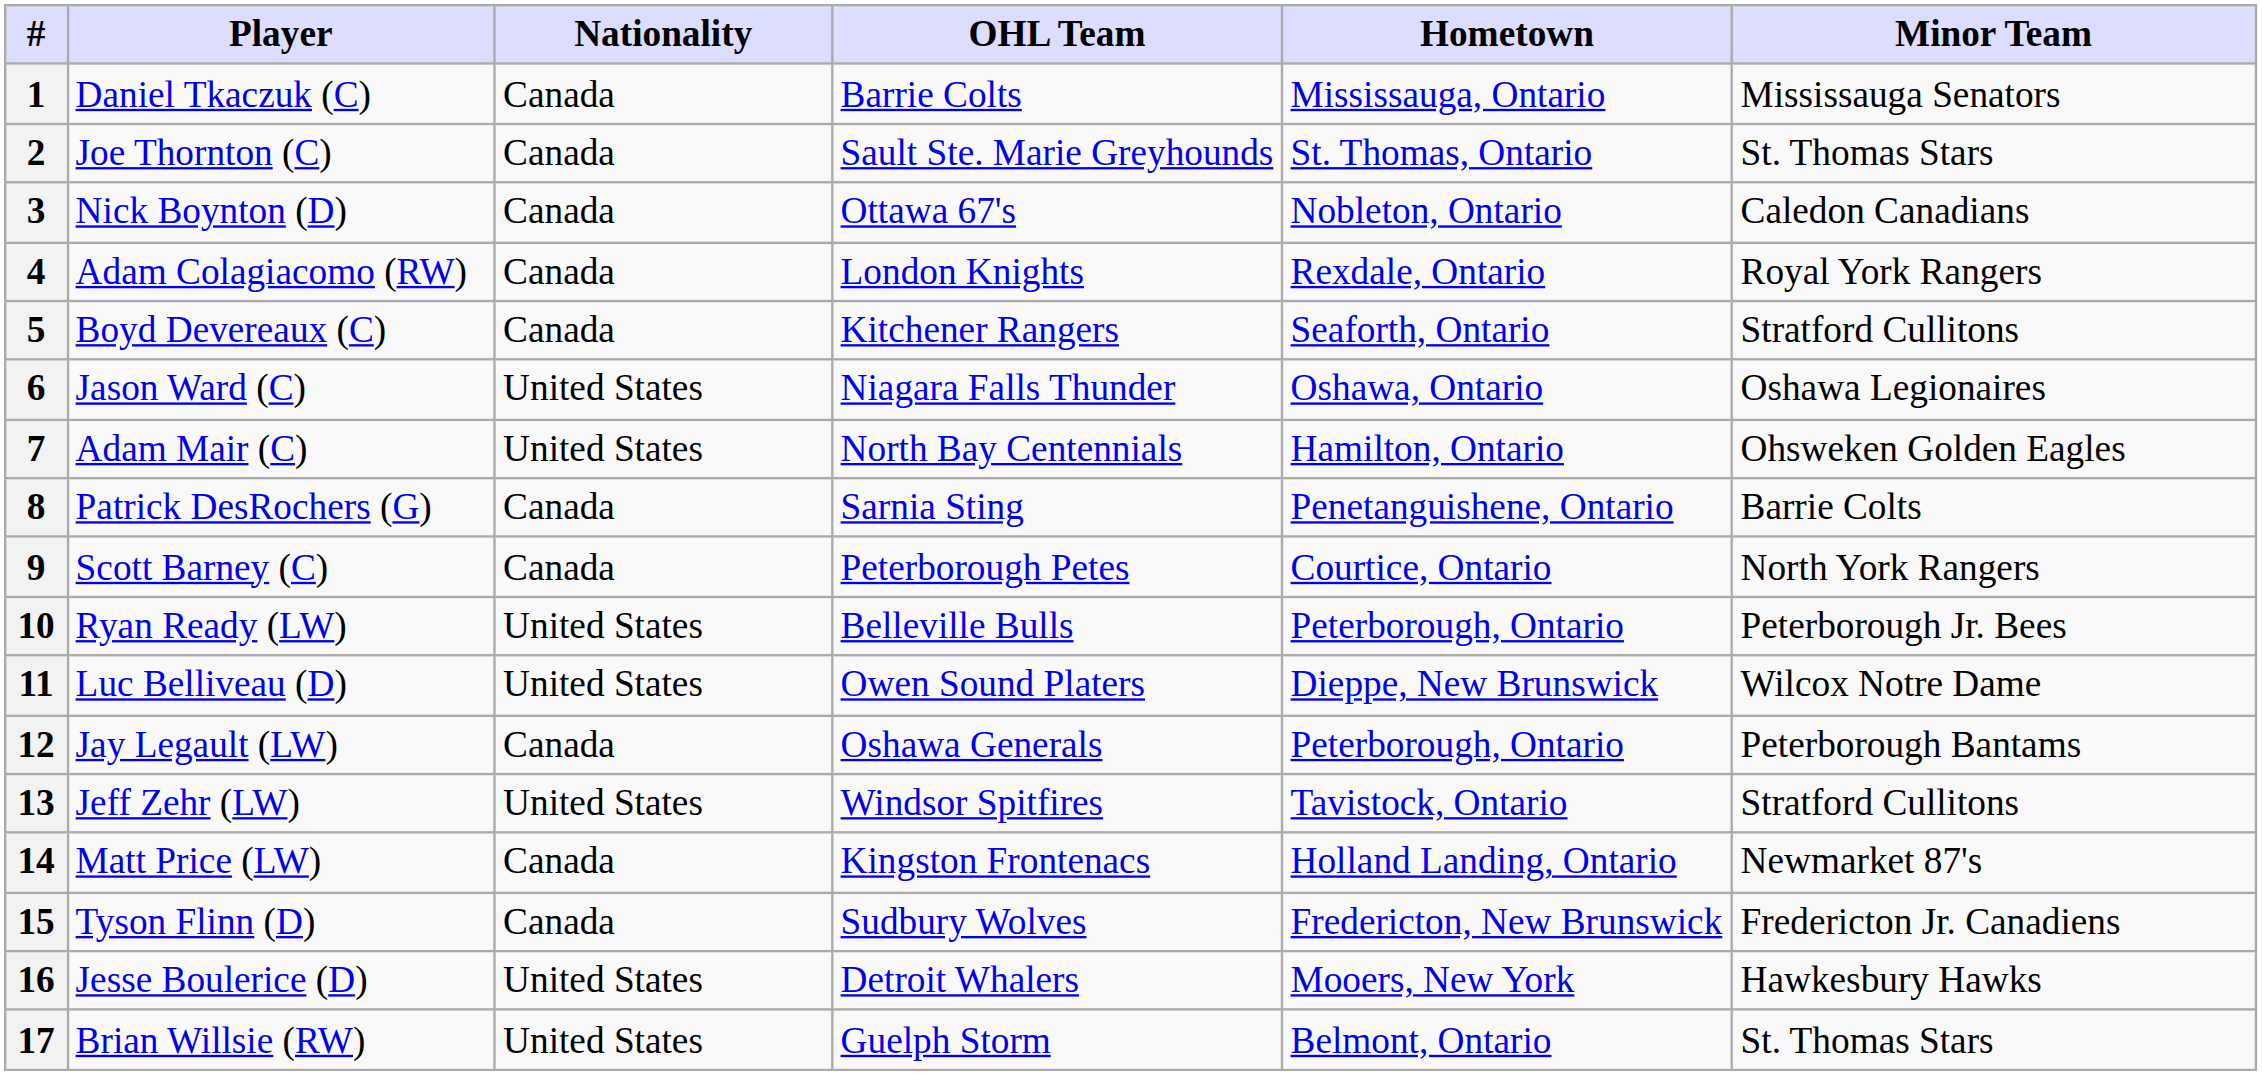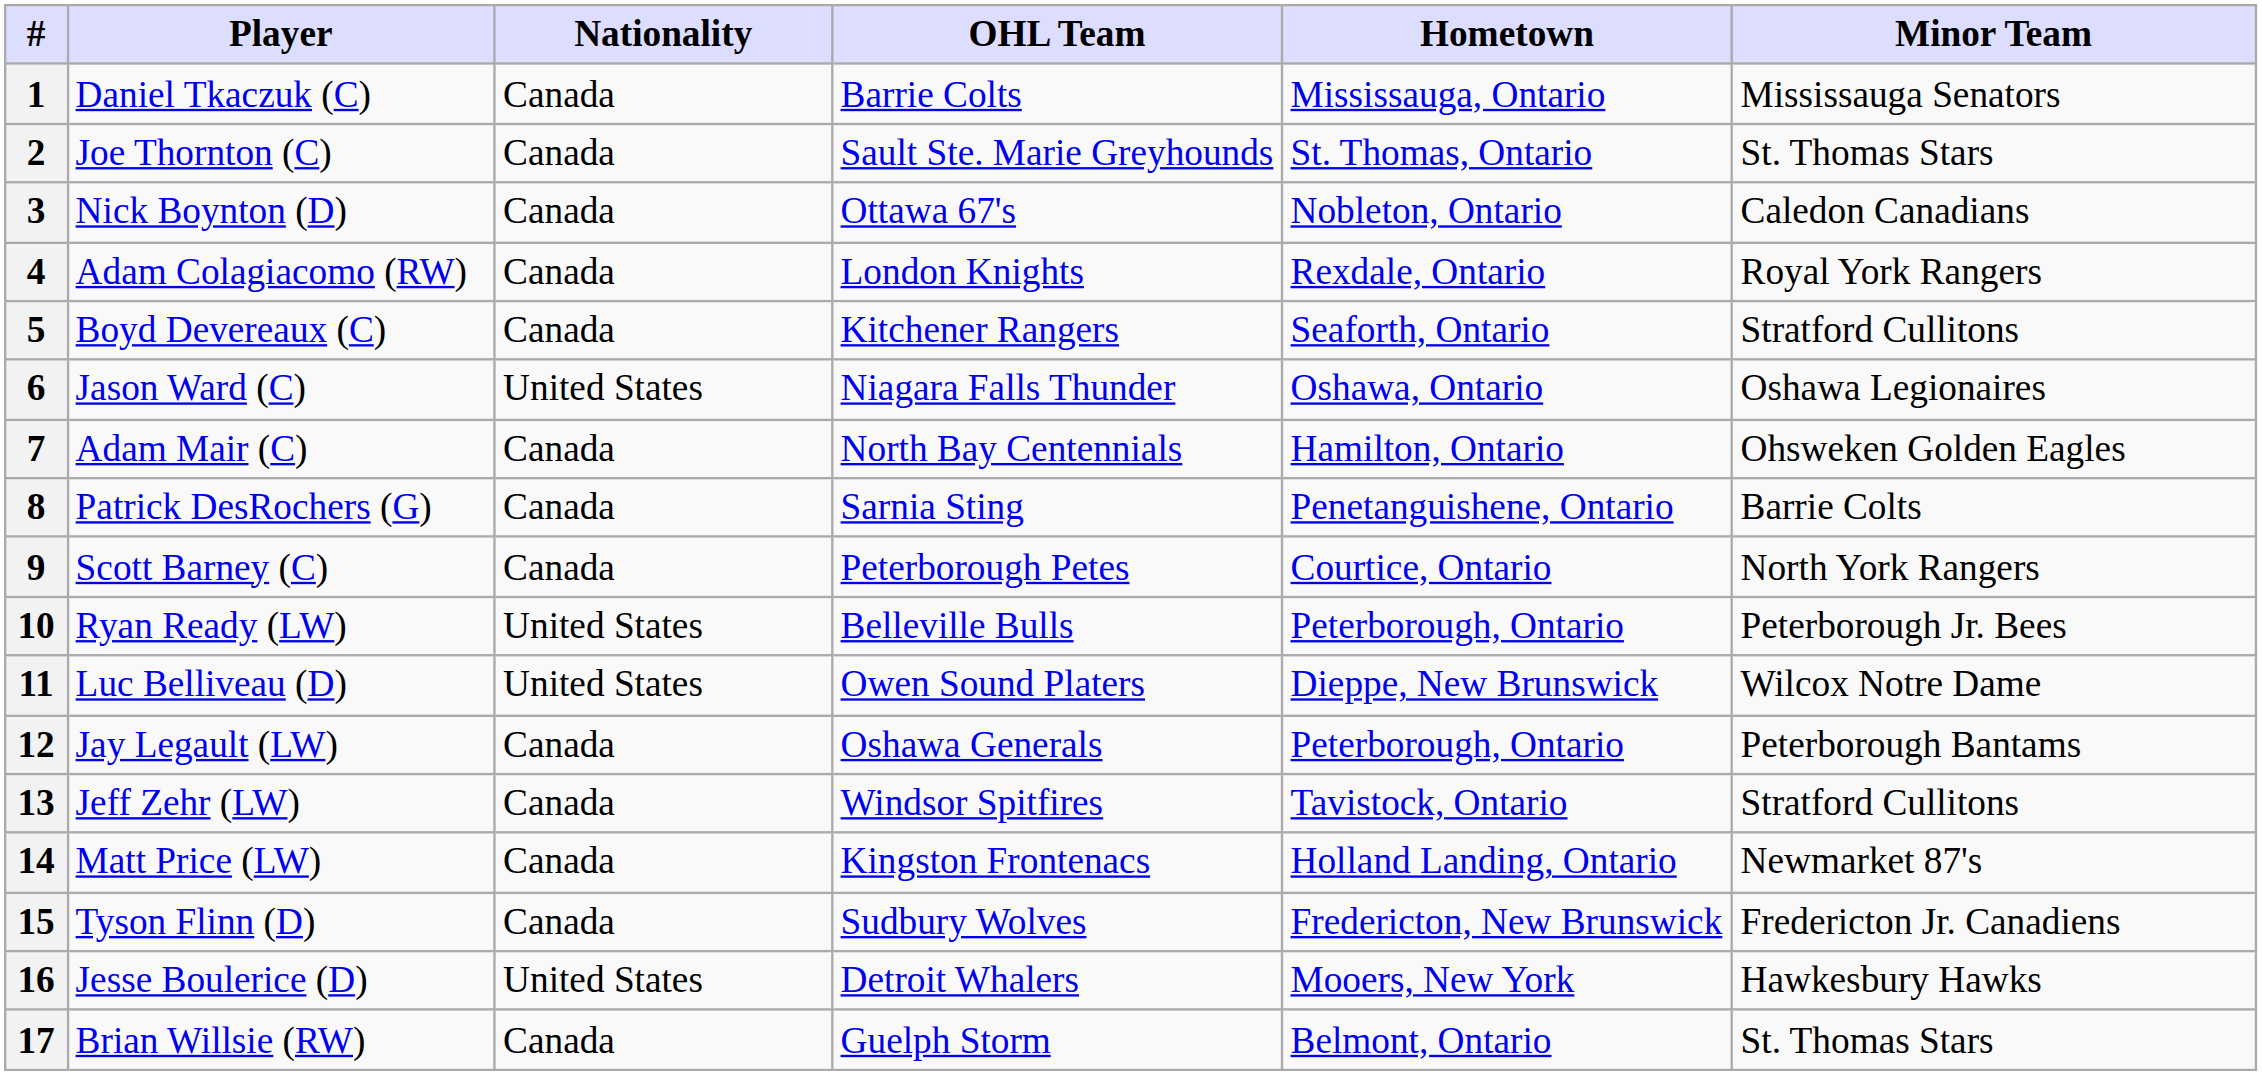(603, 447) United States -> (559, 447) Canada
(603, 802) United States -> (559, 802) Canada
(603, 1039) United States -> (559, 1039) Canada
